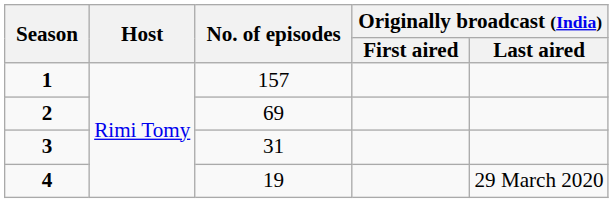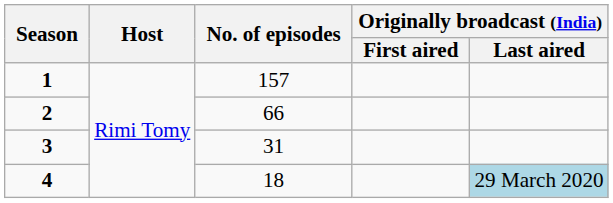(274, 113) 69 -> (274, 113) 66
(274, 180) 19 -> (274, 180) 18
(539, 180) no background -> (539, 180) lightblue background
